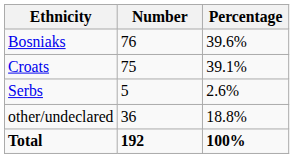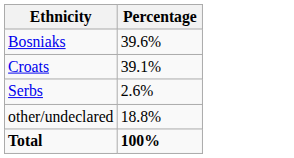- column: (160, 16)
